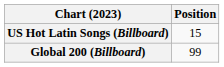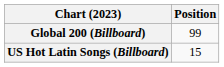rows swapped: (88, 52) <-> (88, 33)
